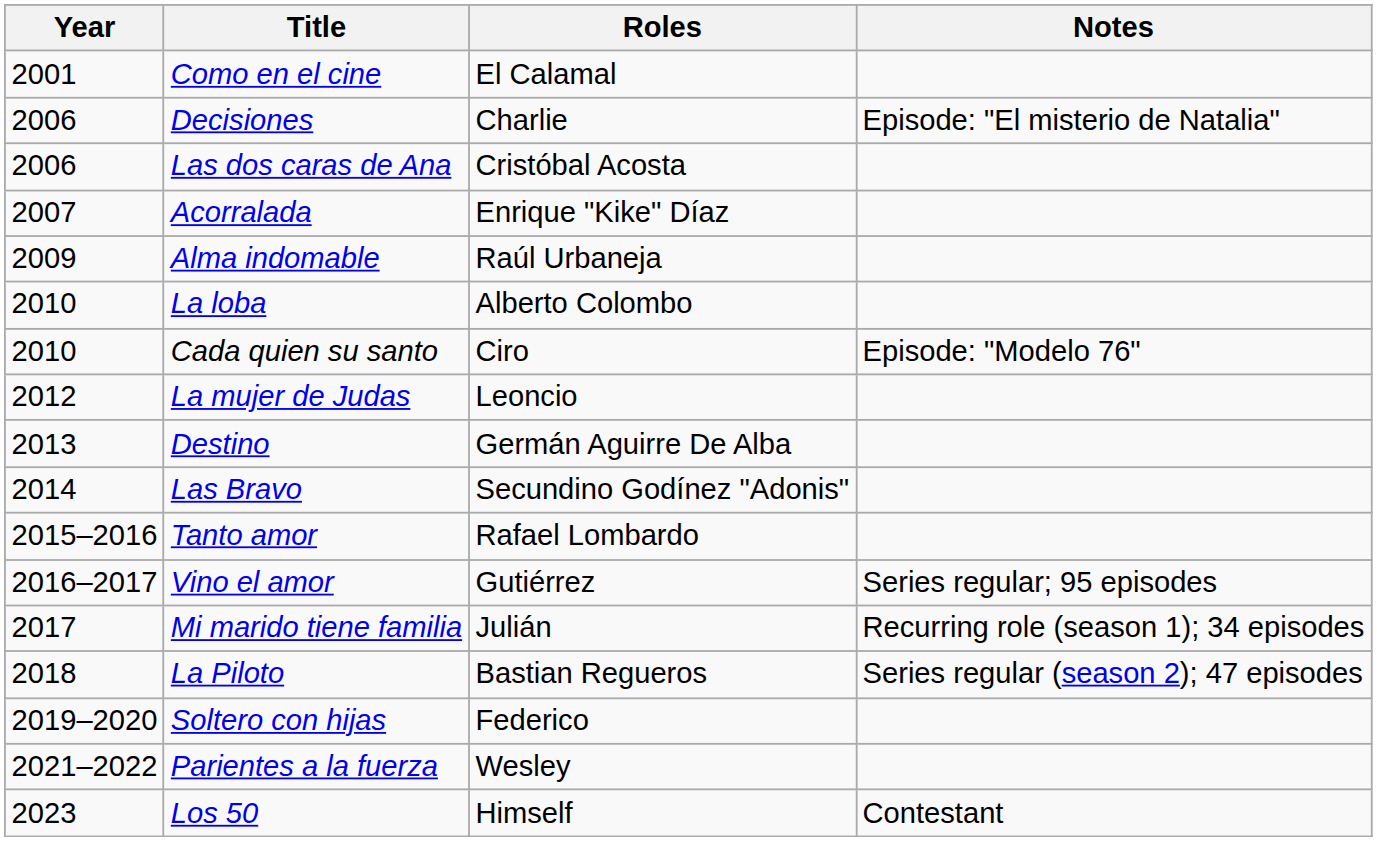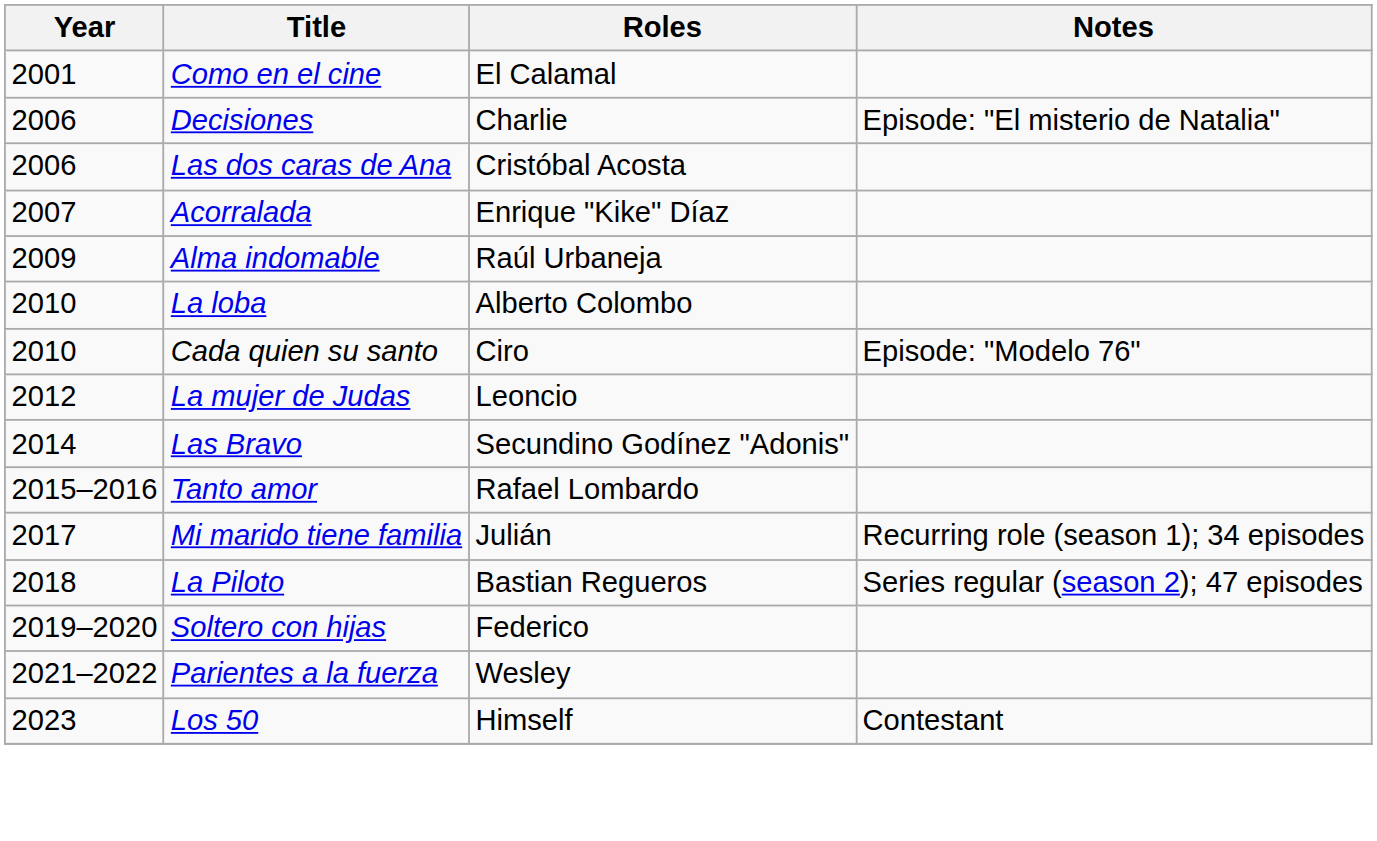- row: (220, 443)
- row: (252, 581)
